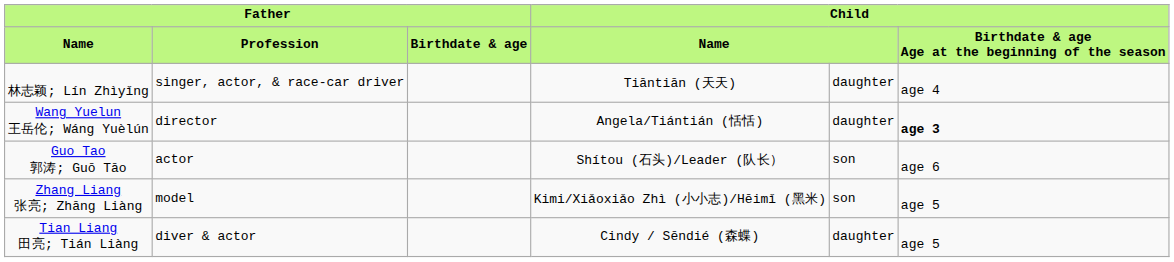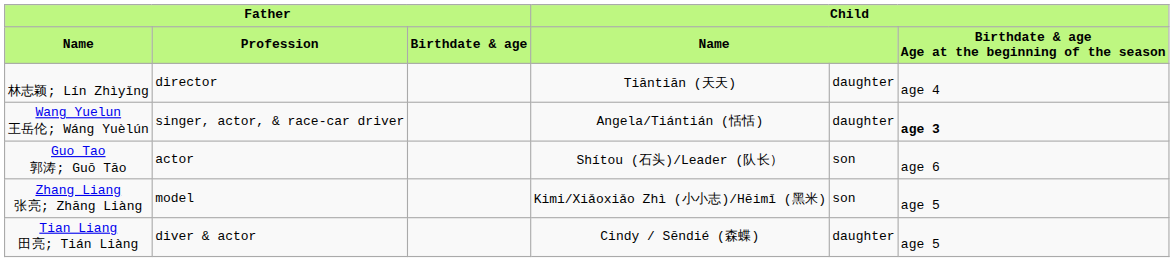(280, 83) singer, actor, & race-car driver -> (186, 83) director
(186, 121) director -> (280, 121) singer, actor, & race-car driver
